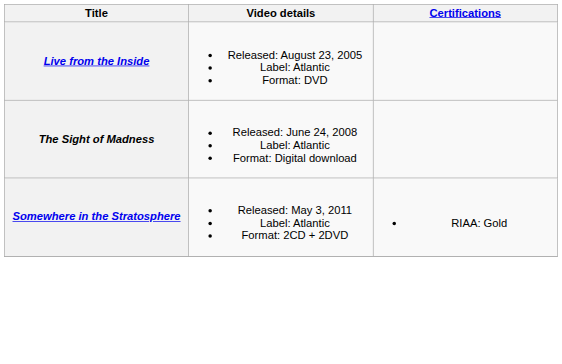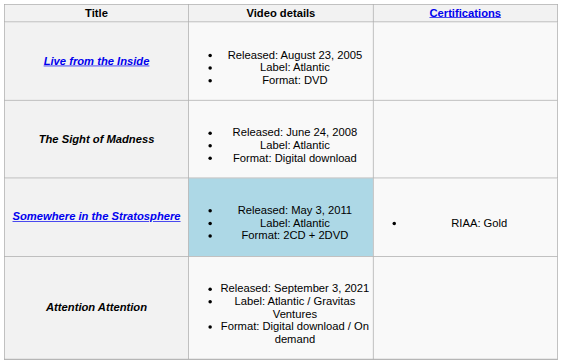(281, 223) no background -> (281, 223) lightblue background
+ row: (97, 307)
